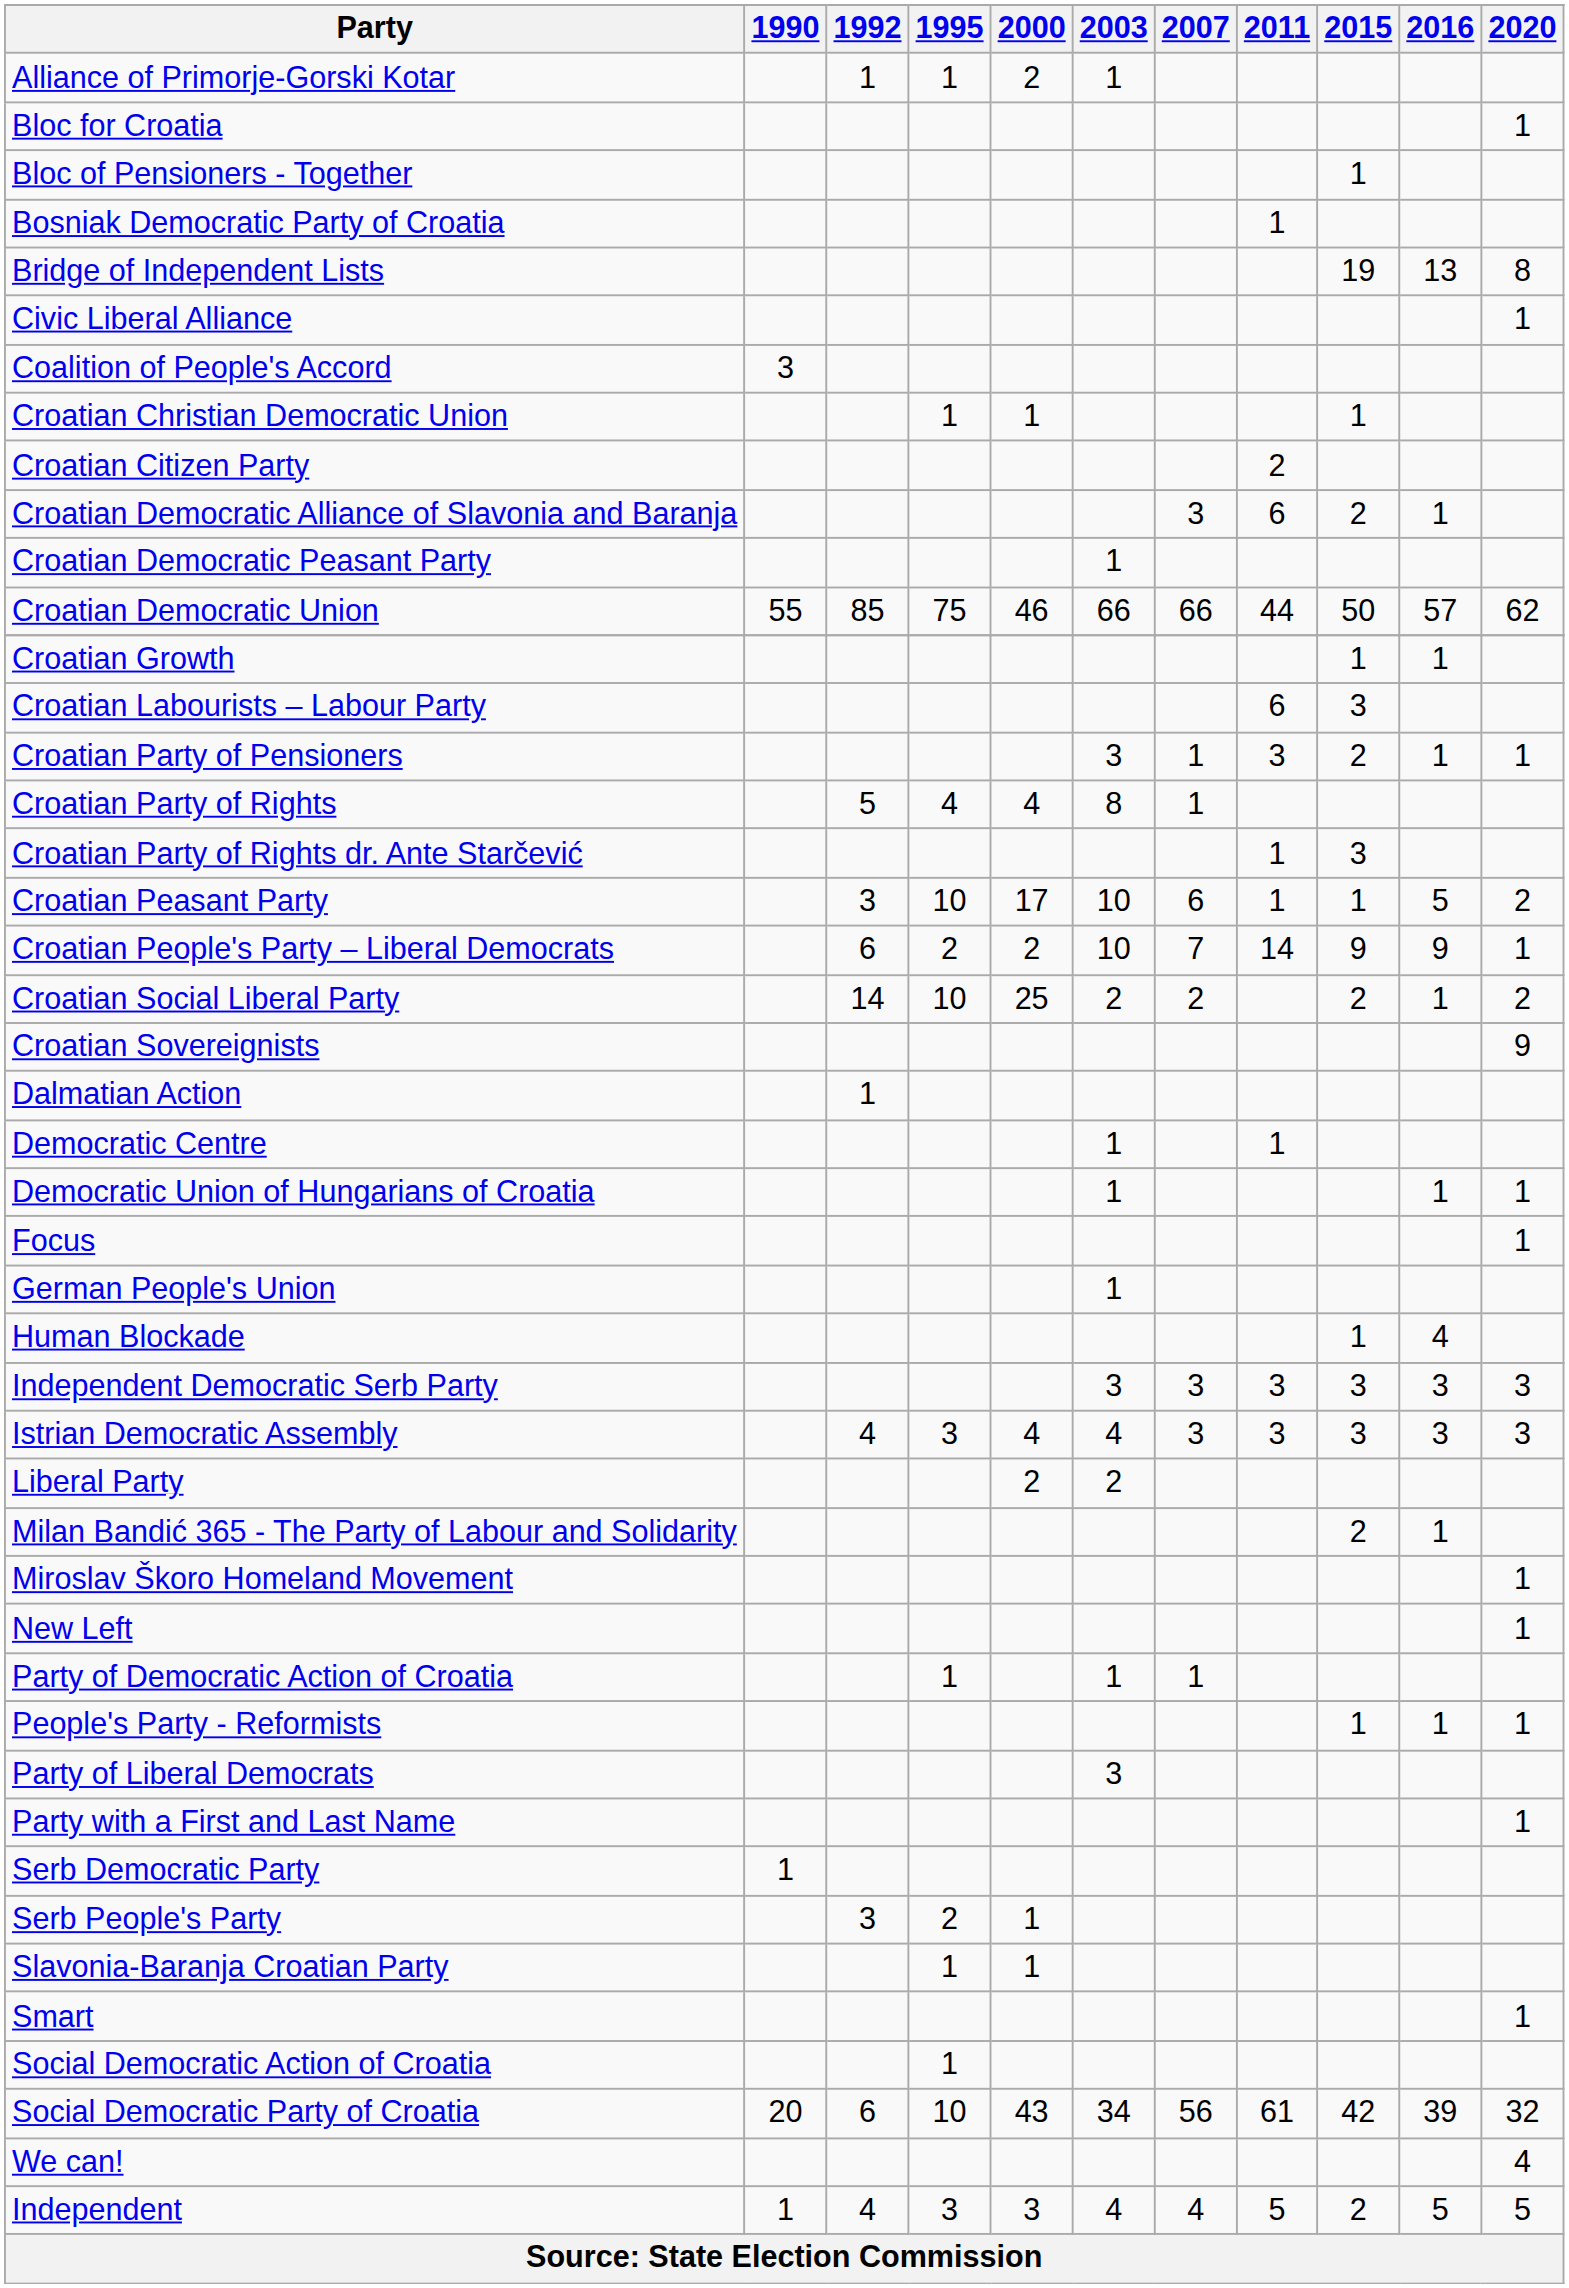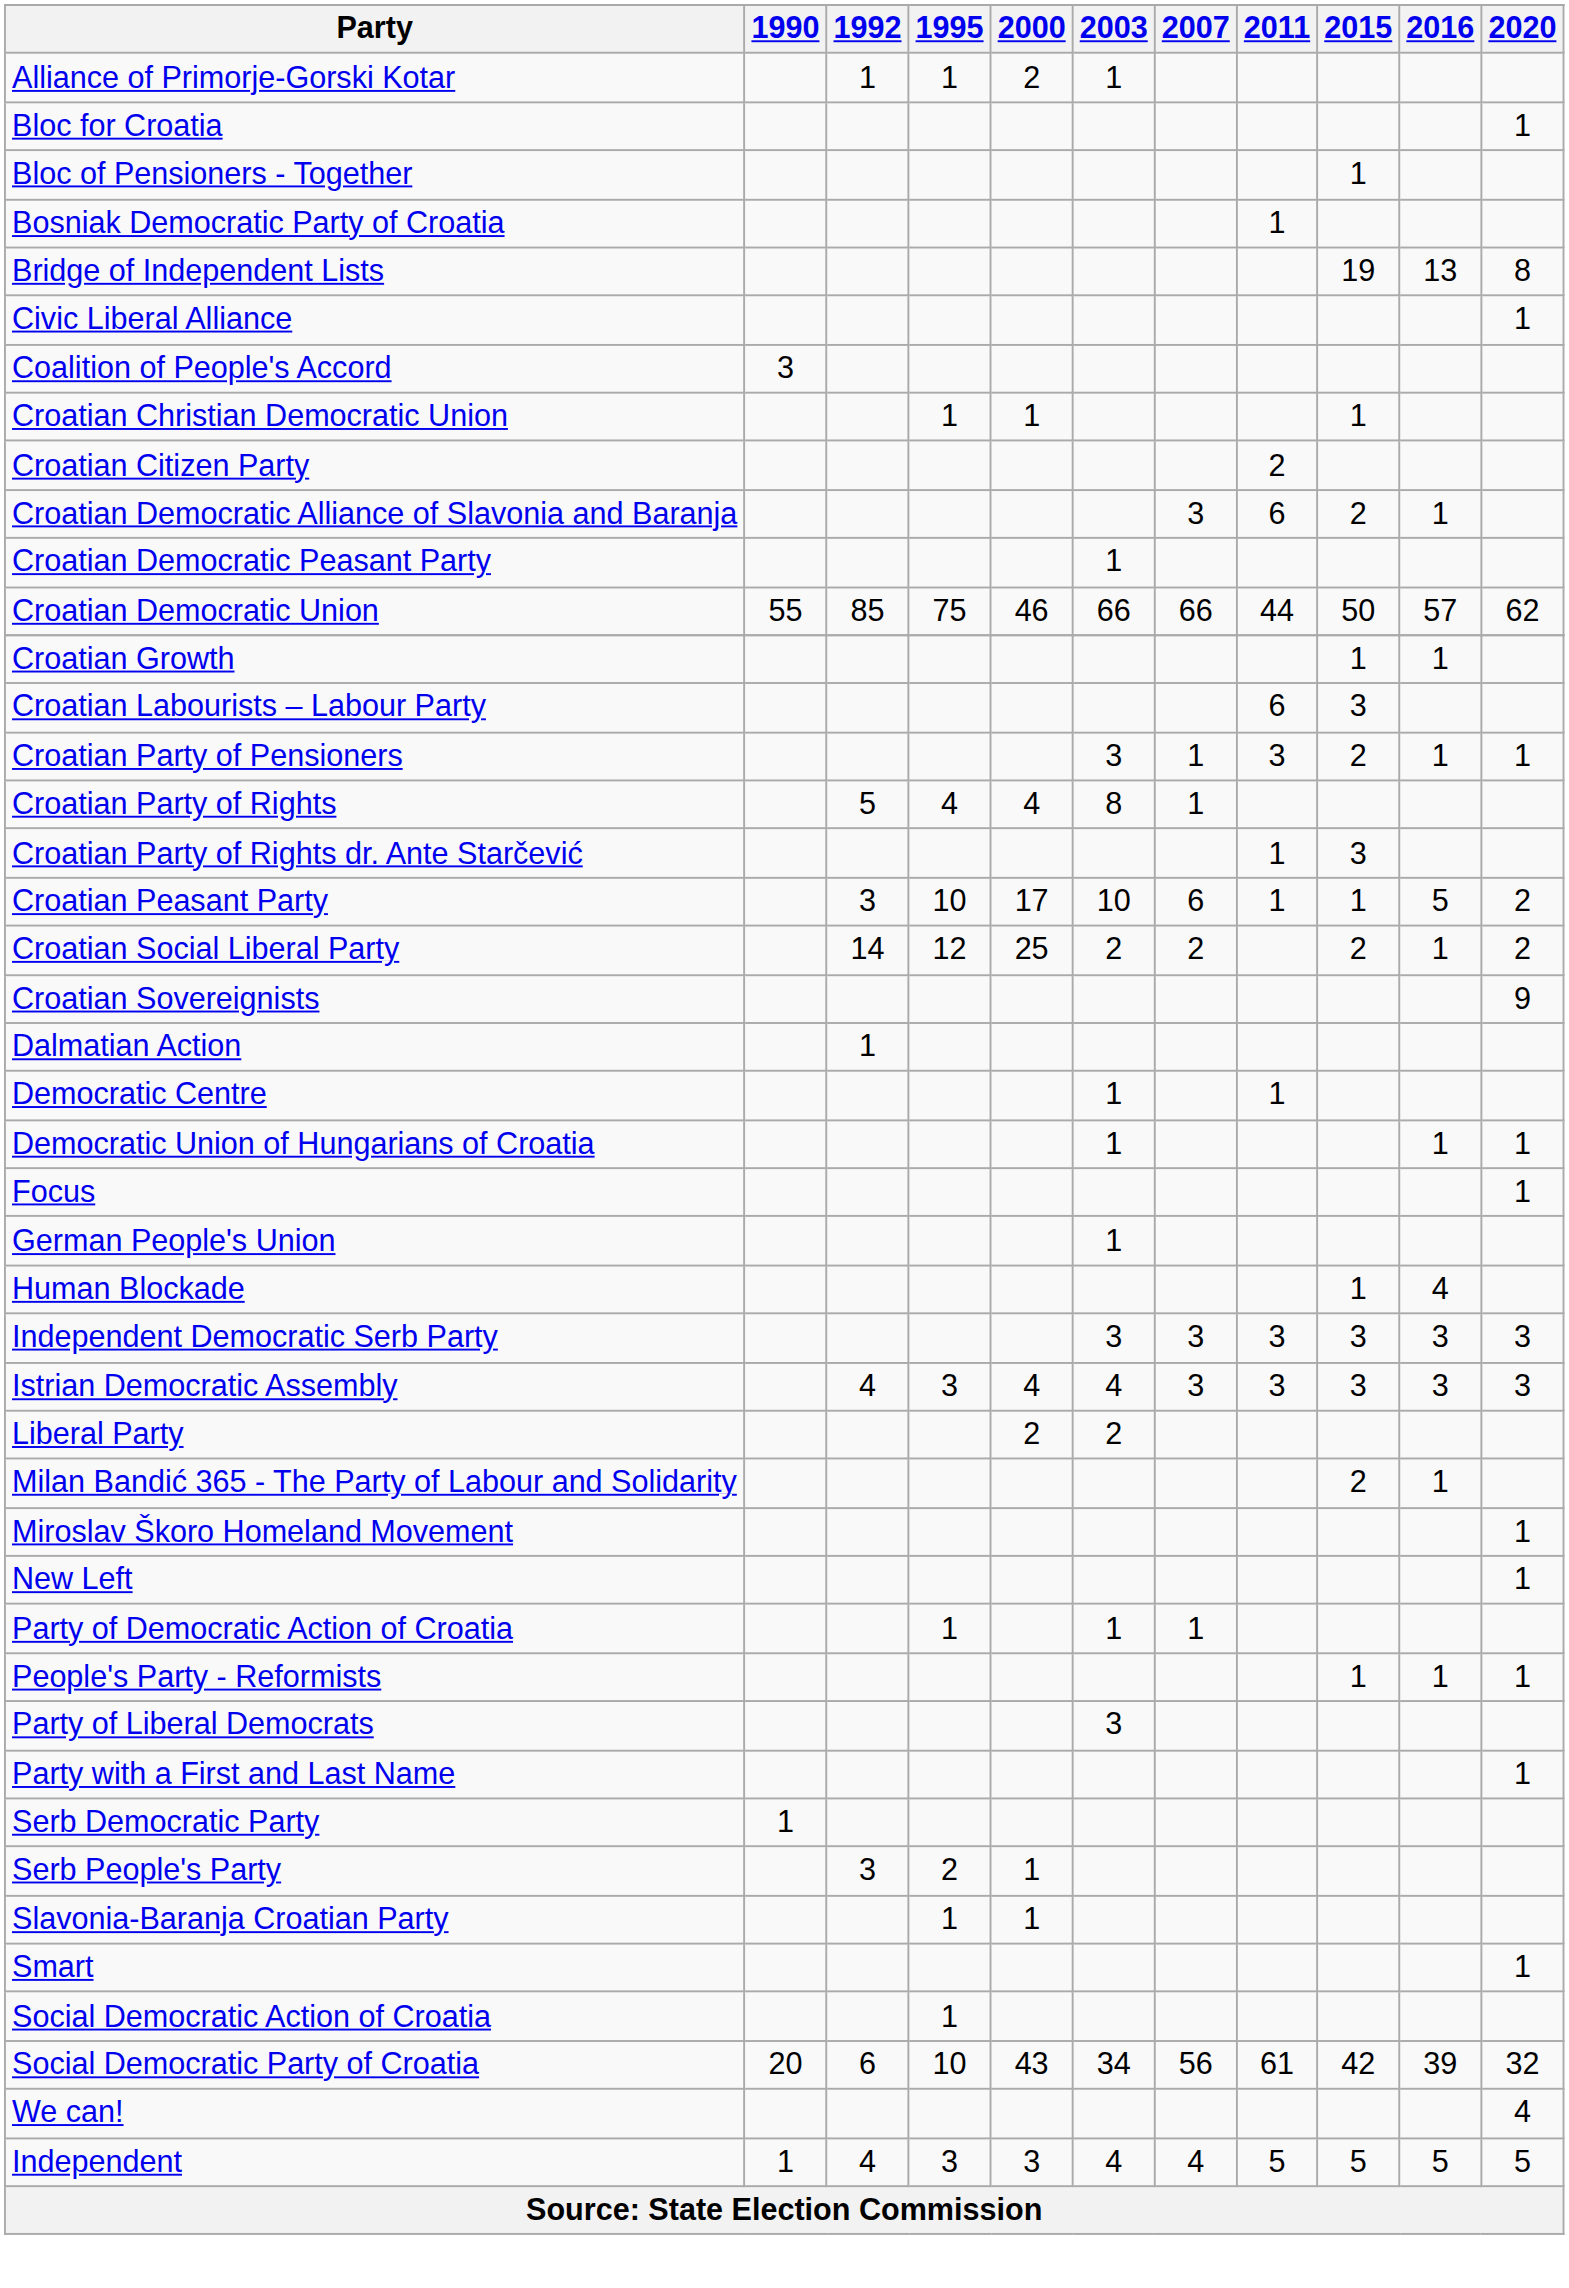- row: (313, 949)
(950, 998) 10 -> (950, 949) 12
(1358, 2209) 2 -> (1358, 2161) 5
